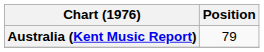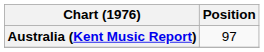(229, 36) 79 -> (229, 36) 97
